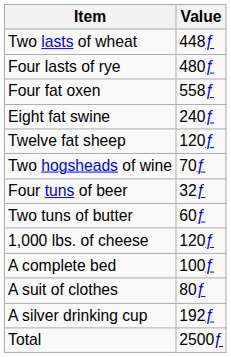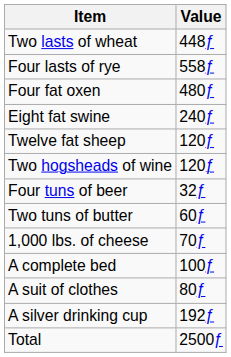(197, 66) 480ƒ -> (197, 66) 558ƒ
(197, 91) 558ƒ -> (197, 91) 480ƒ
(192, 166) 70ƒ -> (197, 166) 120ƒ
(197, 240) 120ƒ -> (192, 240) 70ƒ
